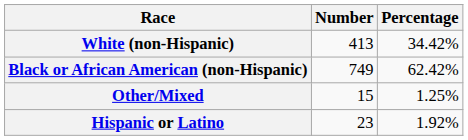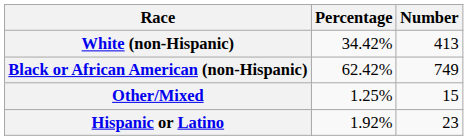columns swapped: (344, 17) <-> (420, 17)
